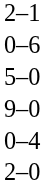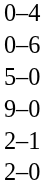rows swapped: (22, 140) <-> (22, 13)
